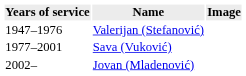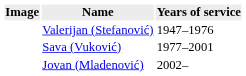columns swapped: (224, 12) <-> (47, 12)
